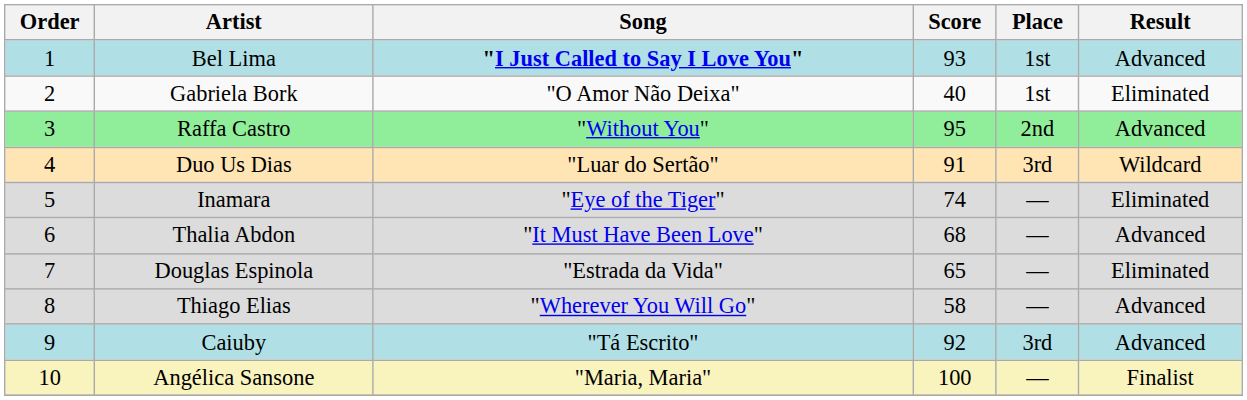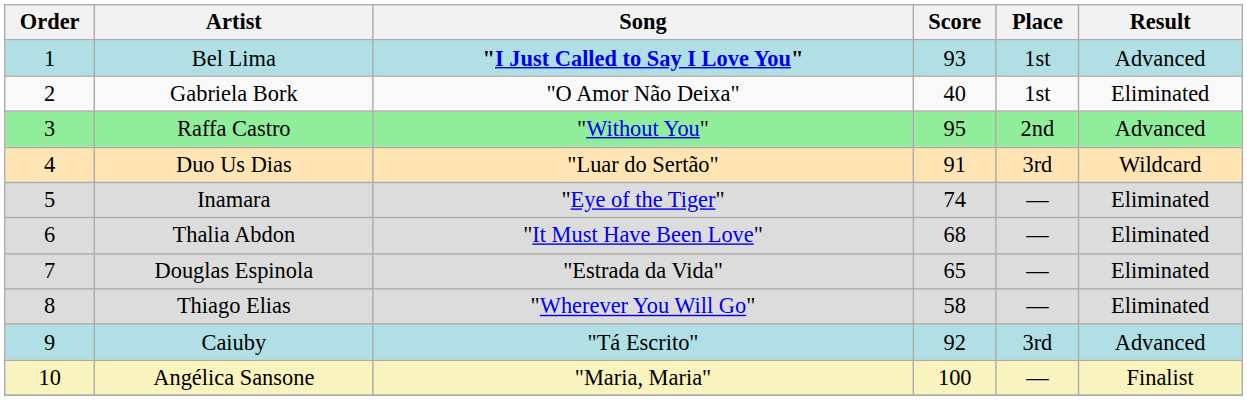(1160, 235) Advanced -> (1160, 235) Eliminated
(1160, 306) Advanced -> (1160, 306) Eliminated
